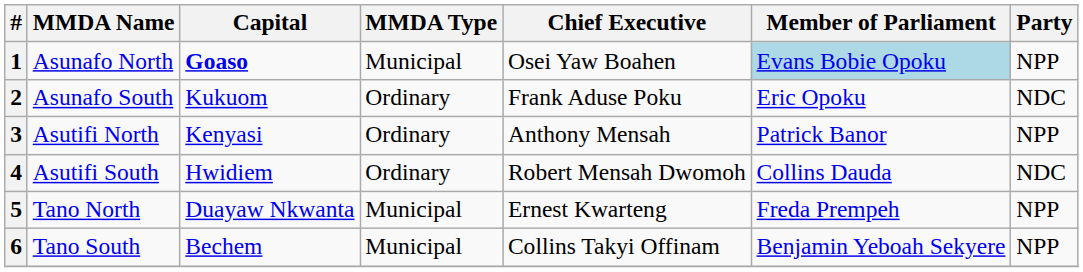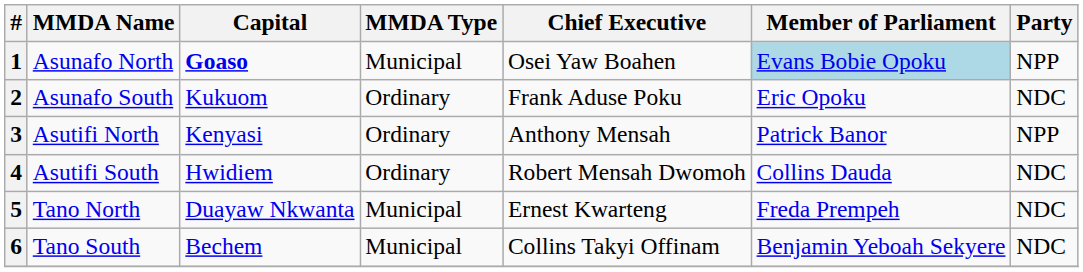(1038, 209) NPP -> (1041, 209) NDC
(1038, 246) NPP -> (1041, 246) NDC
